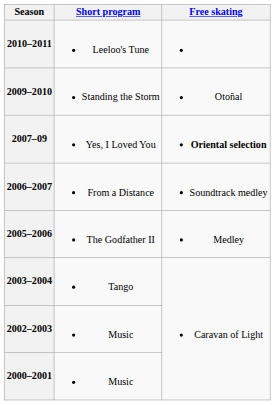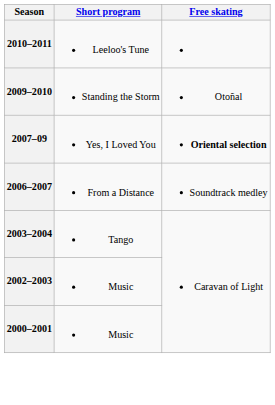- row: (29, 234)
